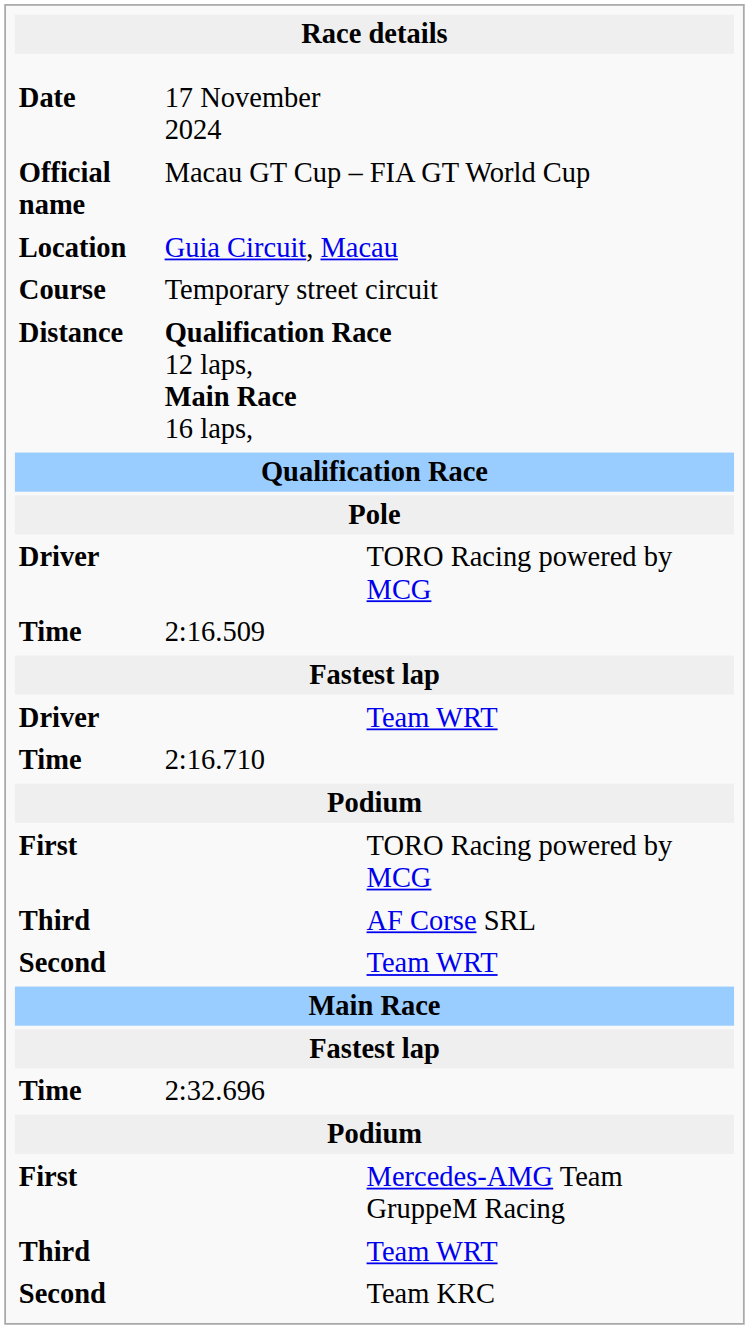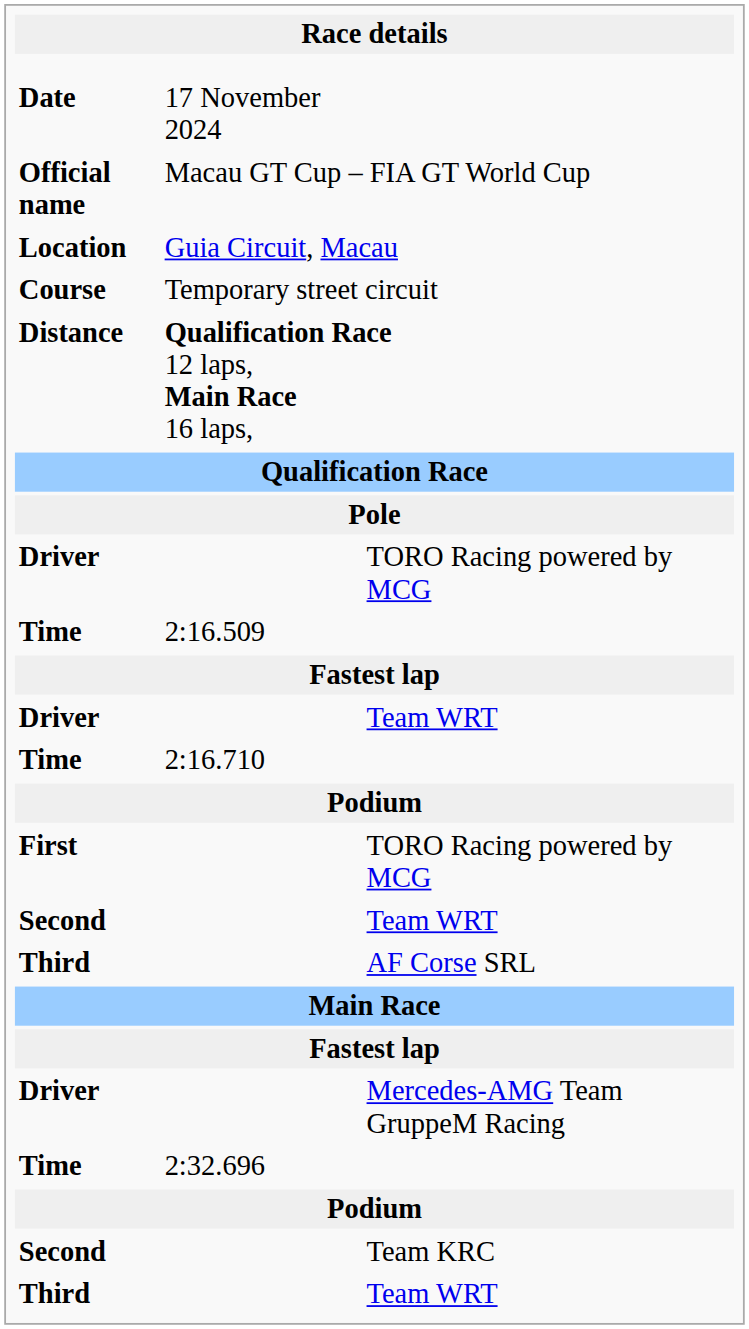rows swapped: (62, 963) <-> (54, 920)
+ row: (59, 1091)
- row: (48, 1176)
rows swapped: (62, 1294) <-> (54, 1251)
